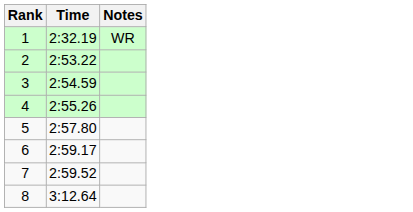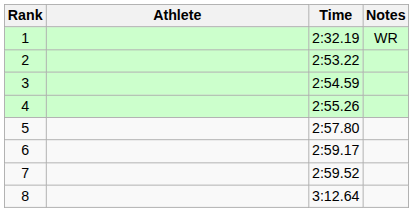+ column: (177, 15)
